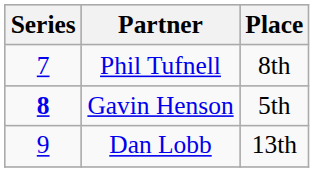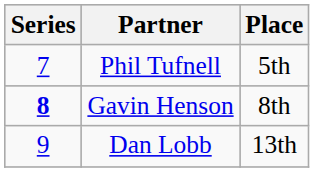(274, 65) 8th -> (274, 65) 5th
(274, 105) 5th -> (274, 105) 8th
